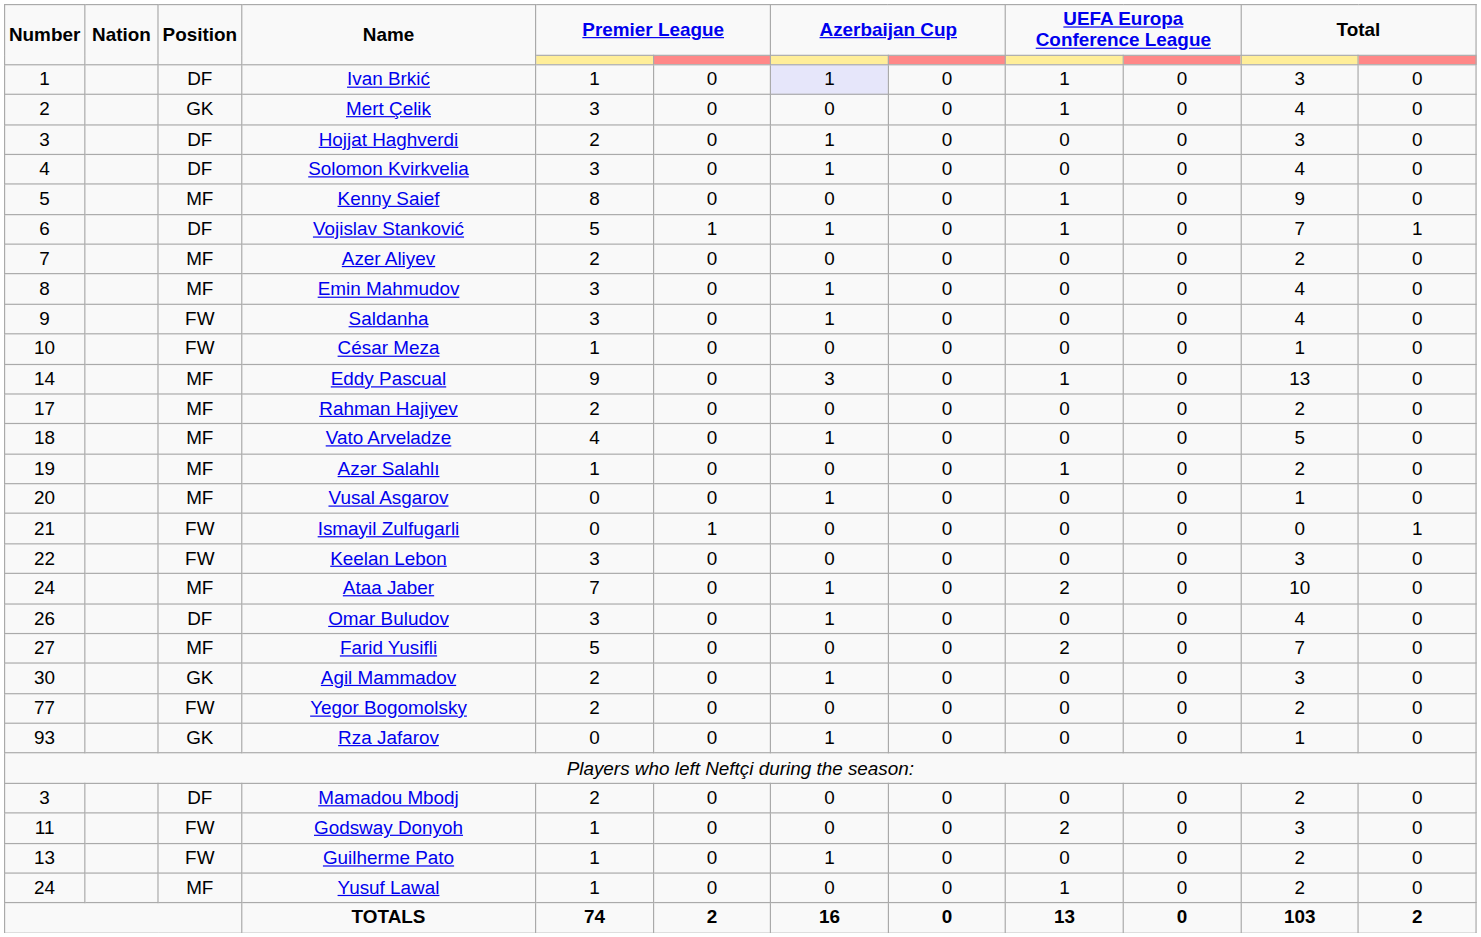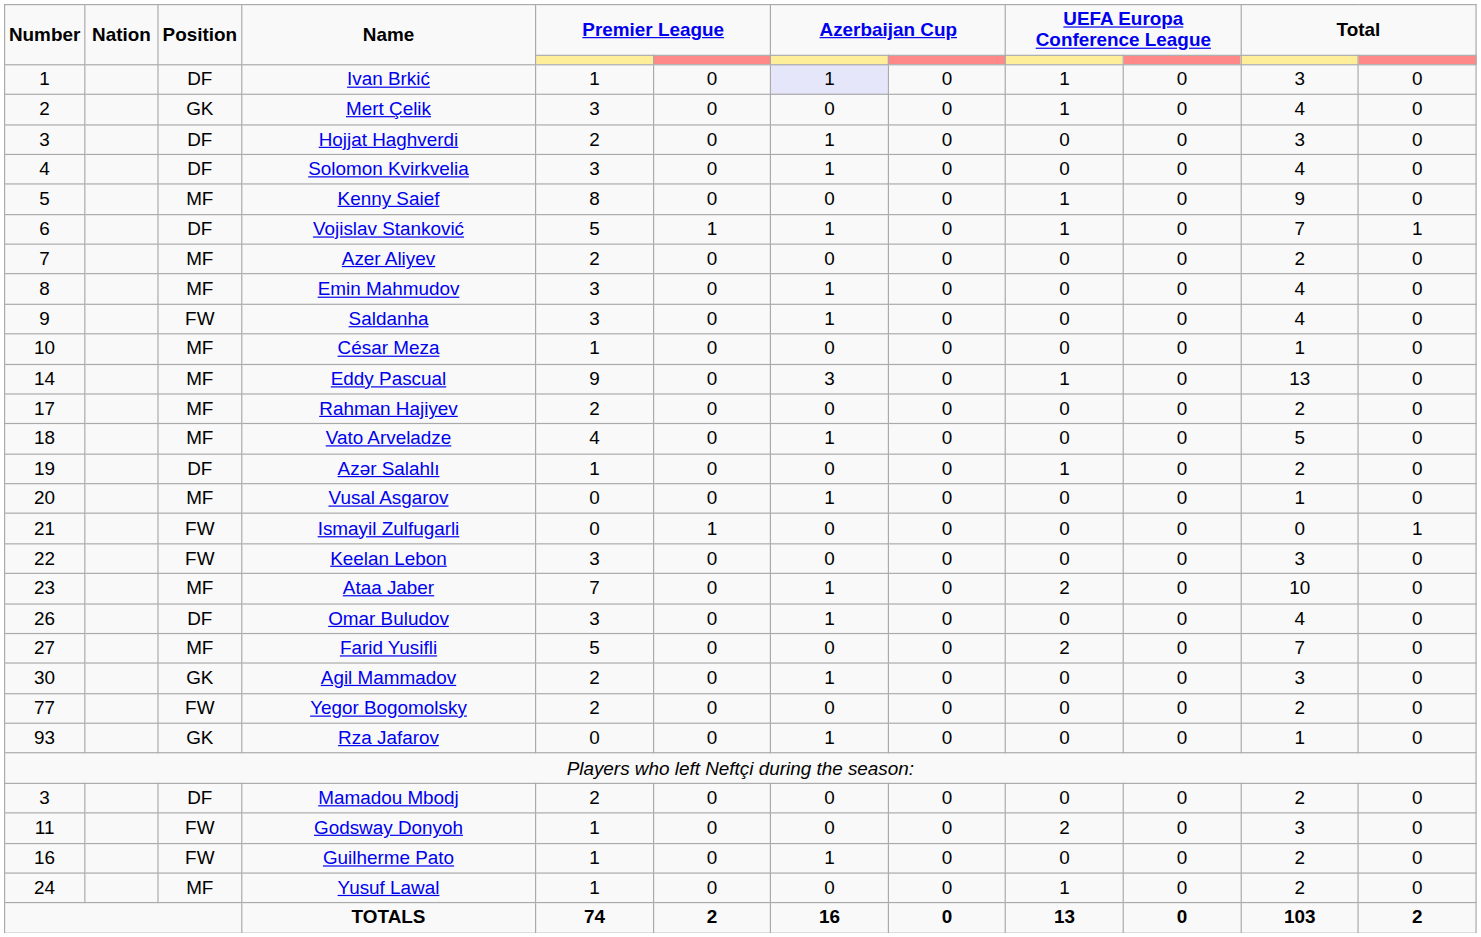(200, 348) FW -> (200, 348) MF
(200, 468) MF -> (200, 468) DF
(45, 588) 24 -> (45, 588) 23
(45, 857) 13 -> (45, 857) 16
